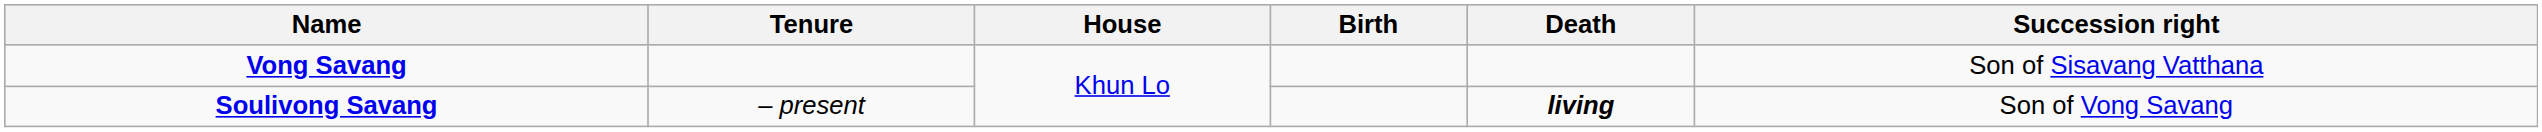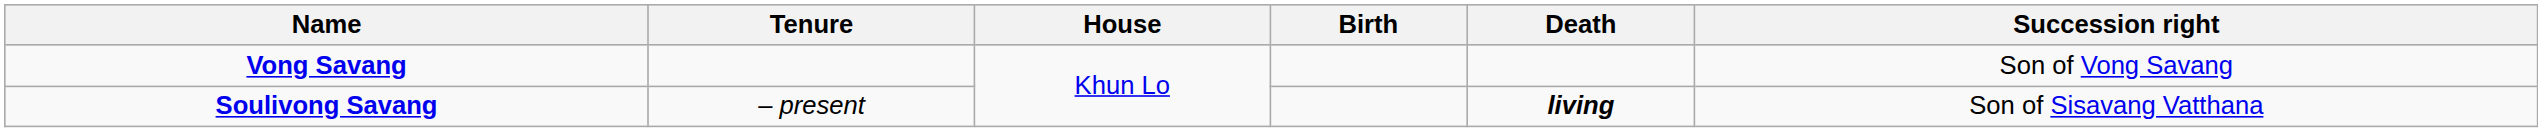(2116, 65) Son of Sisavang Vatthana -> (2116, 65) Son of Vong Savang
(2116, 106) Son of Vong Savang -> (2116, 106) Son of Sisavang Vatthana
